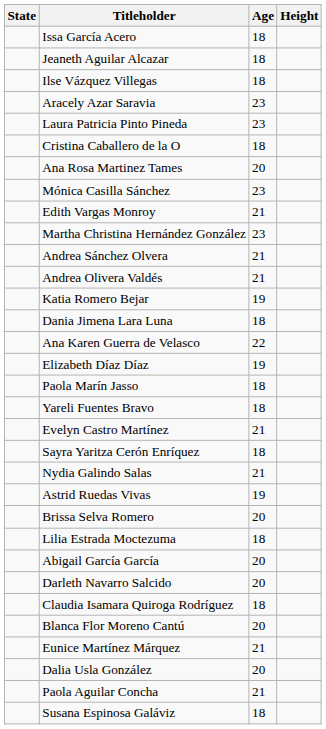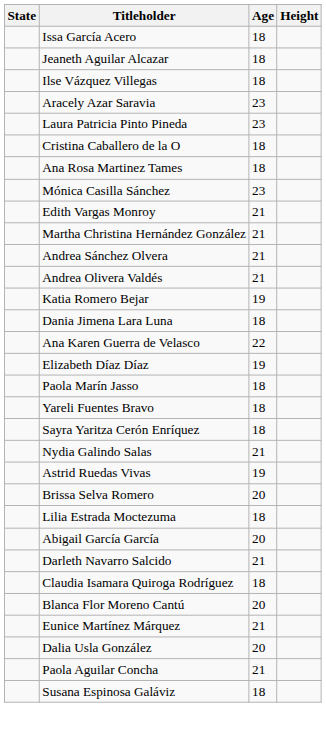(259, 168) 20 -> (259, 168) 18
(259, 233) 23 -> (259, 233) 21
- row: (105, 429)
(259, 582) 20 -> (259, 560) 21
